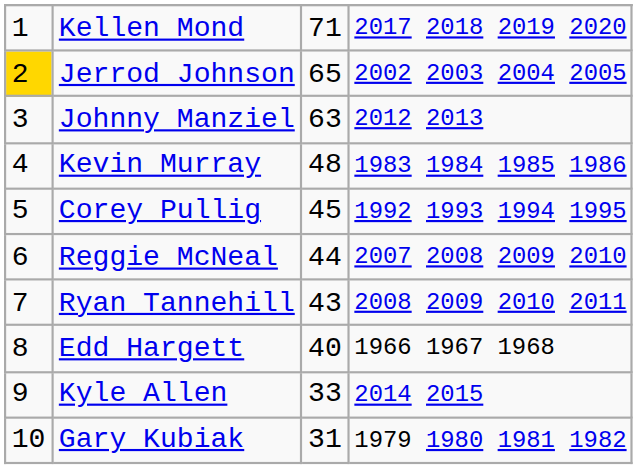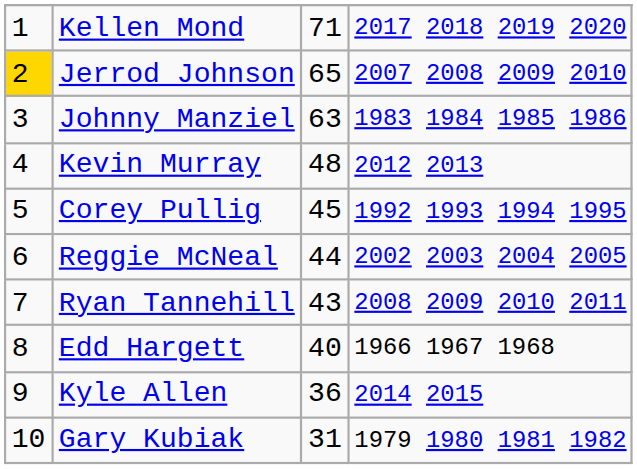(490, 74) 2002 2003 2004 2005 -> (490, 74) 2007 2008 2009 2010
(419, 119) 2012 2013 -> (490, 119) 1983 1984 1985 1986
(490, 165) 1983 1984 1985 1986 -> (419, 165) 2012 2013
(490, 257) 2007 2008 2009 2010 -> (490, 257) 2002 2003 2004 2005
(325, 394) 33 -> (325, 394) 36
